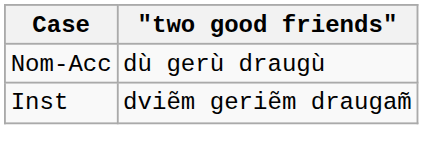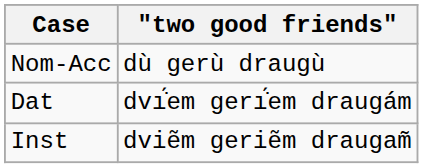+ row: (32, 103)
